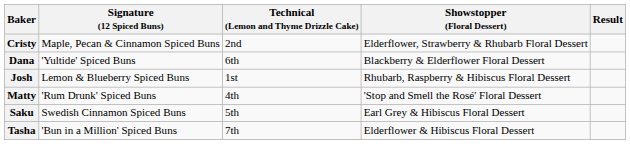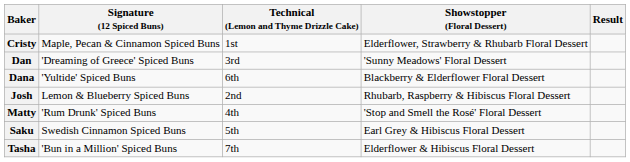(233, 43) 2nd -> (231, 43) 1st
+ row: (22, 60)
(231, 78) 1st -> (233, 95) 2nd
